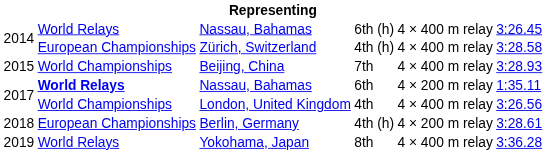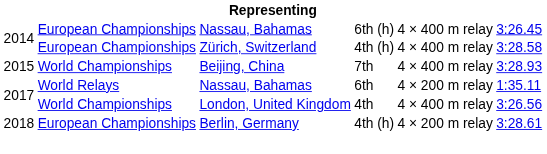(78, 29) World Relays -> (117, 29) European Championships
(81, 86) bold -> (78, 86) normal
- row: (254, 142)
